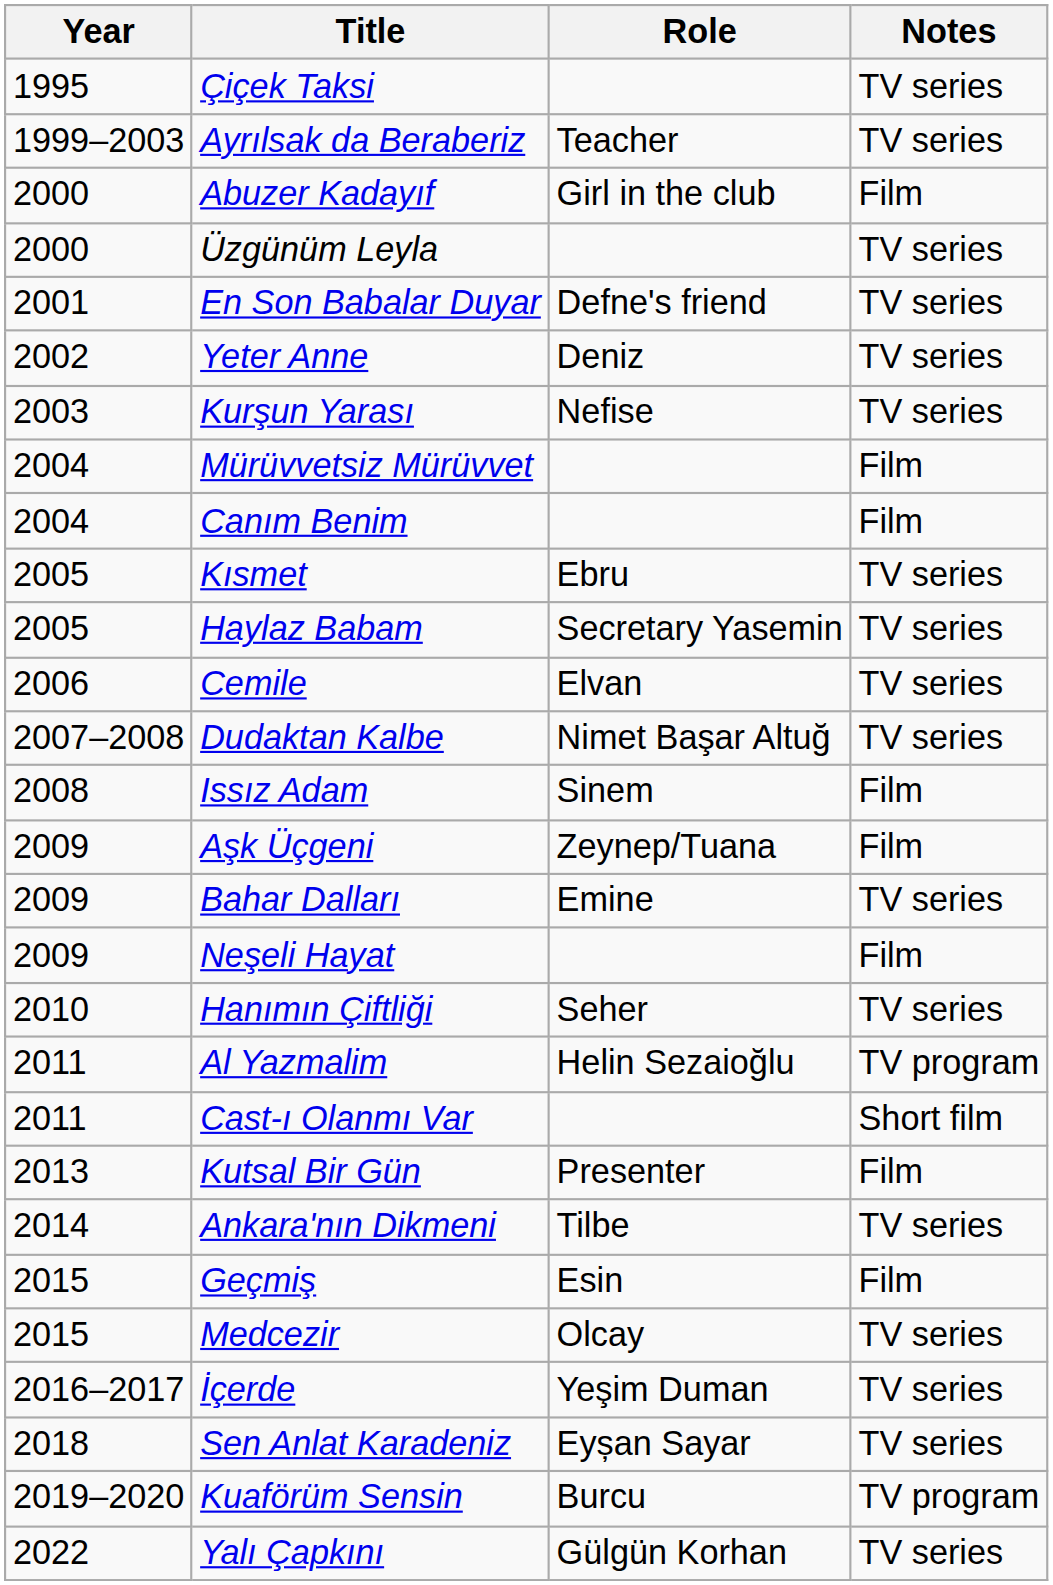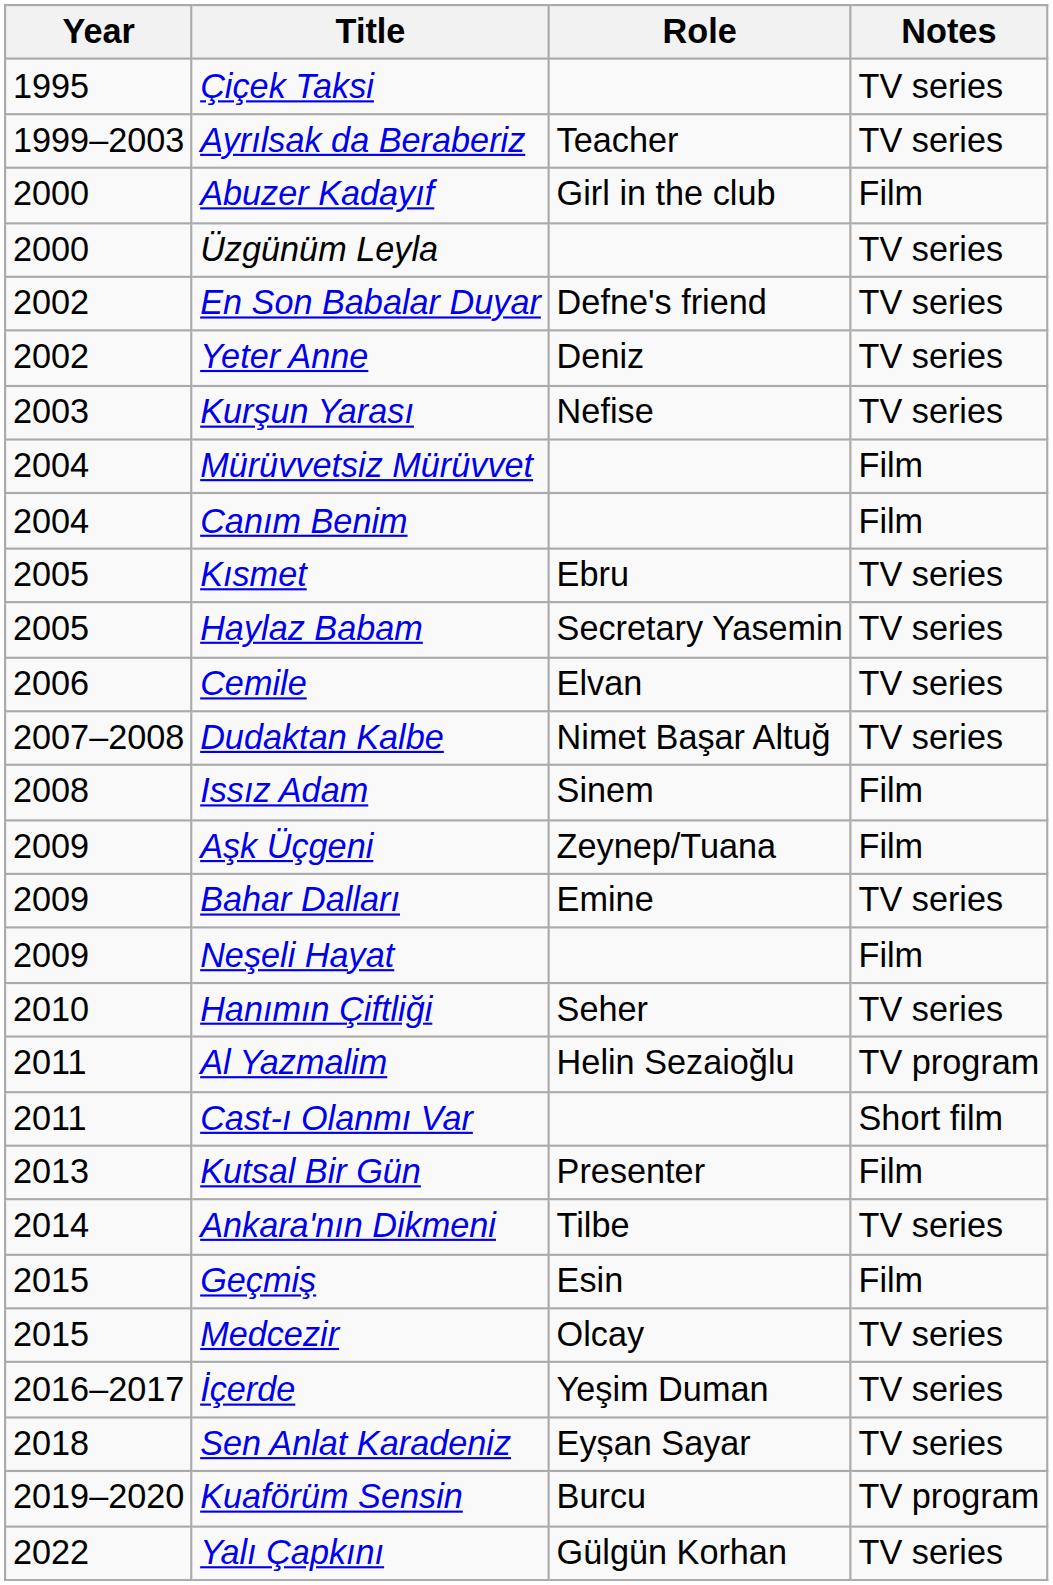(51, 303) 2001 -> (51, 303) 2002
